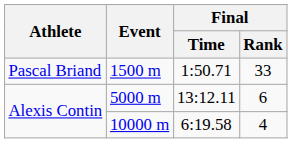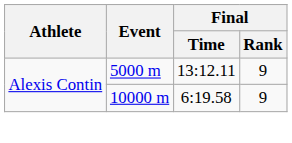- row: (135, 71)
(263, 97) 6 -> (263, 71) 9
(263, 124) 4 -> (263, 97) 9
